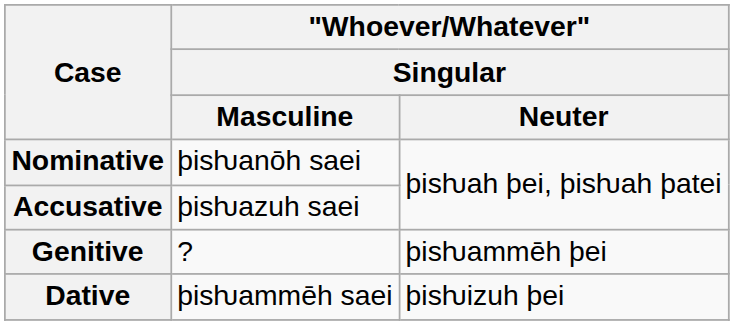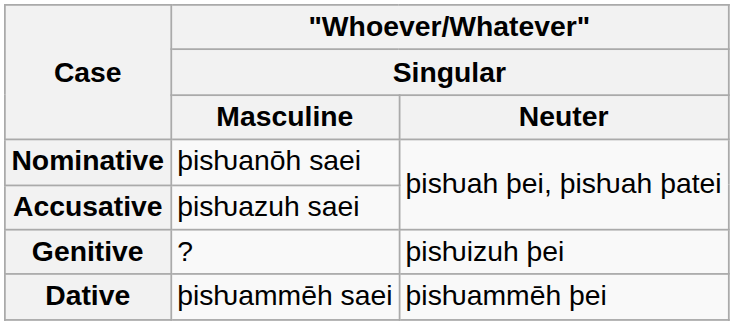(506, 251) þisƕammēh þei -> (485, 251) þisƕizuh þei
(485, 296) þisƕizuh þei -> (506, 296) þisƕammēh þei
